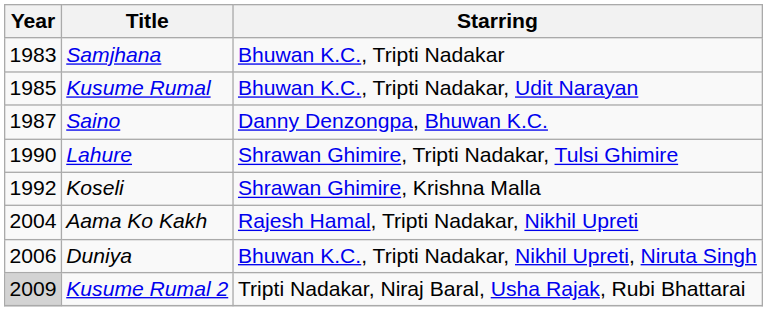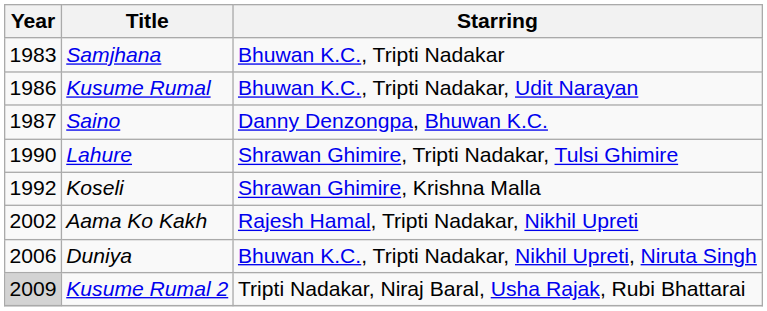(33, 88) 1985 -> (33, 88) 1986
(33, 222) 2004 -> (33, 222) 2002
